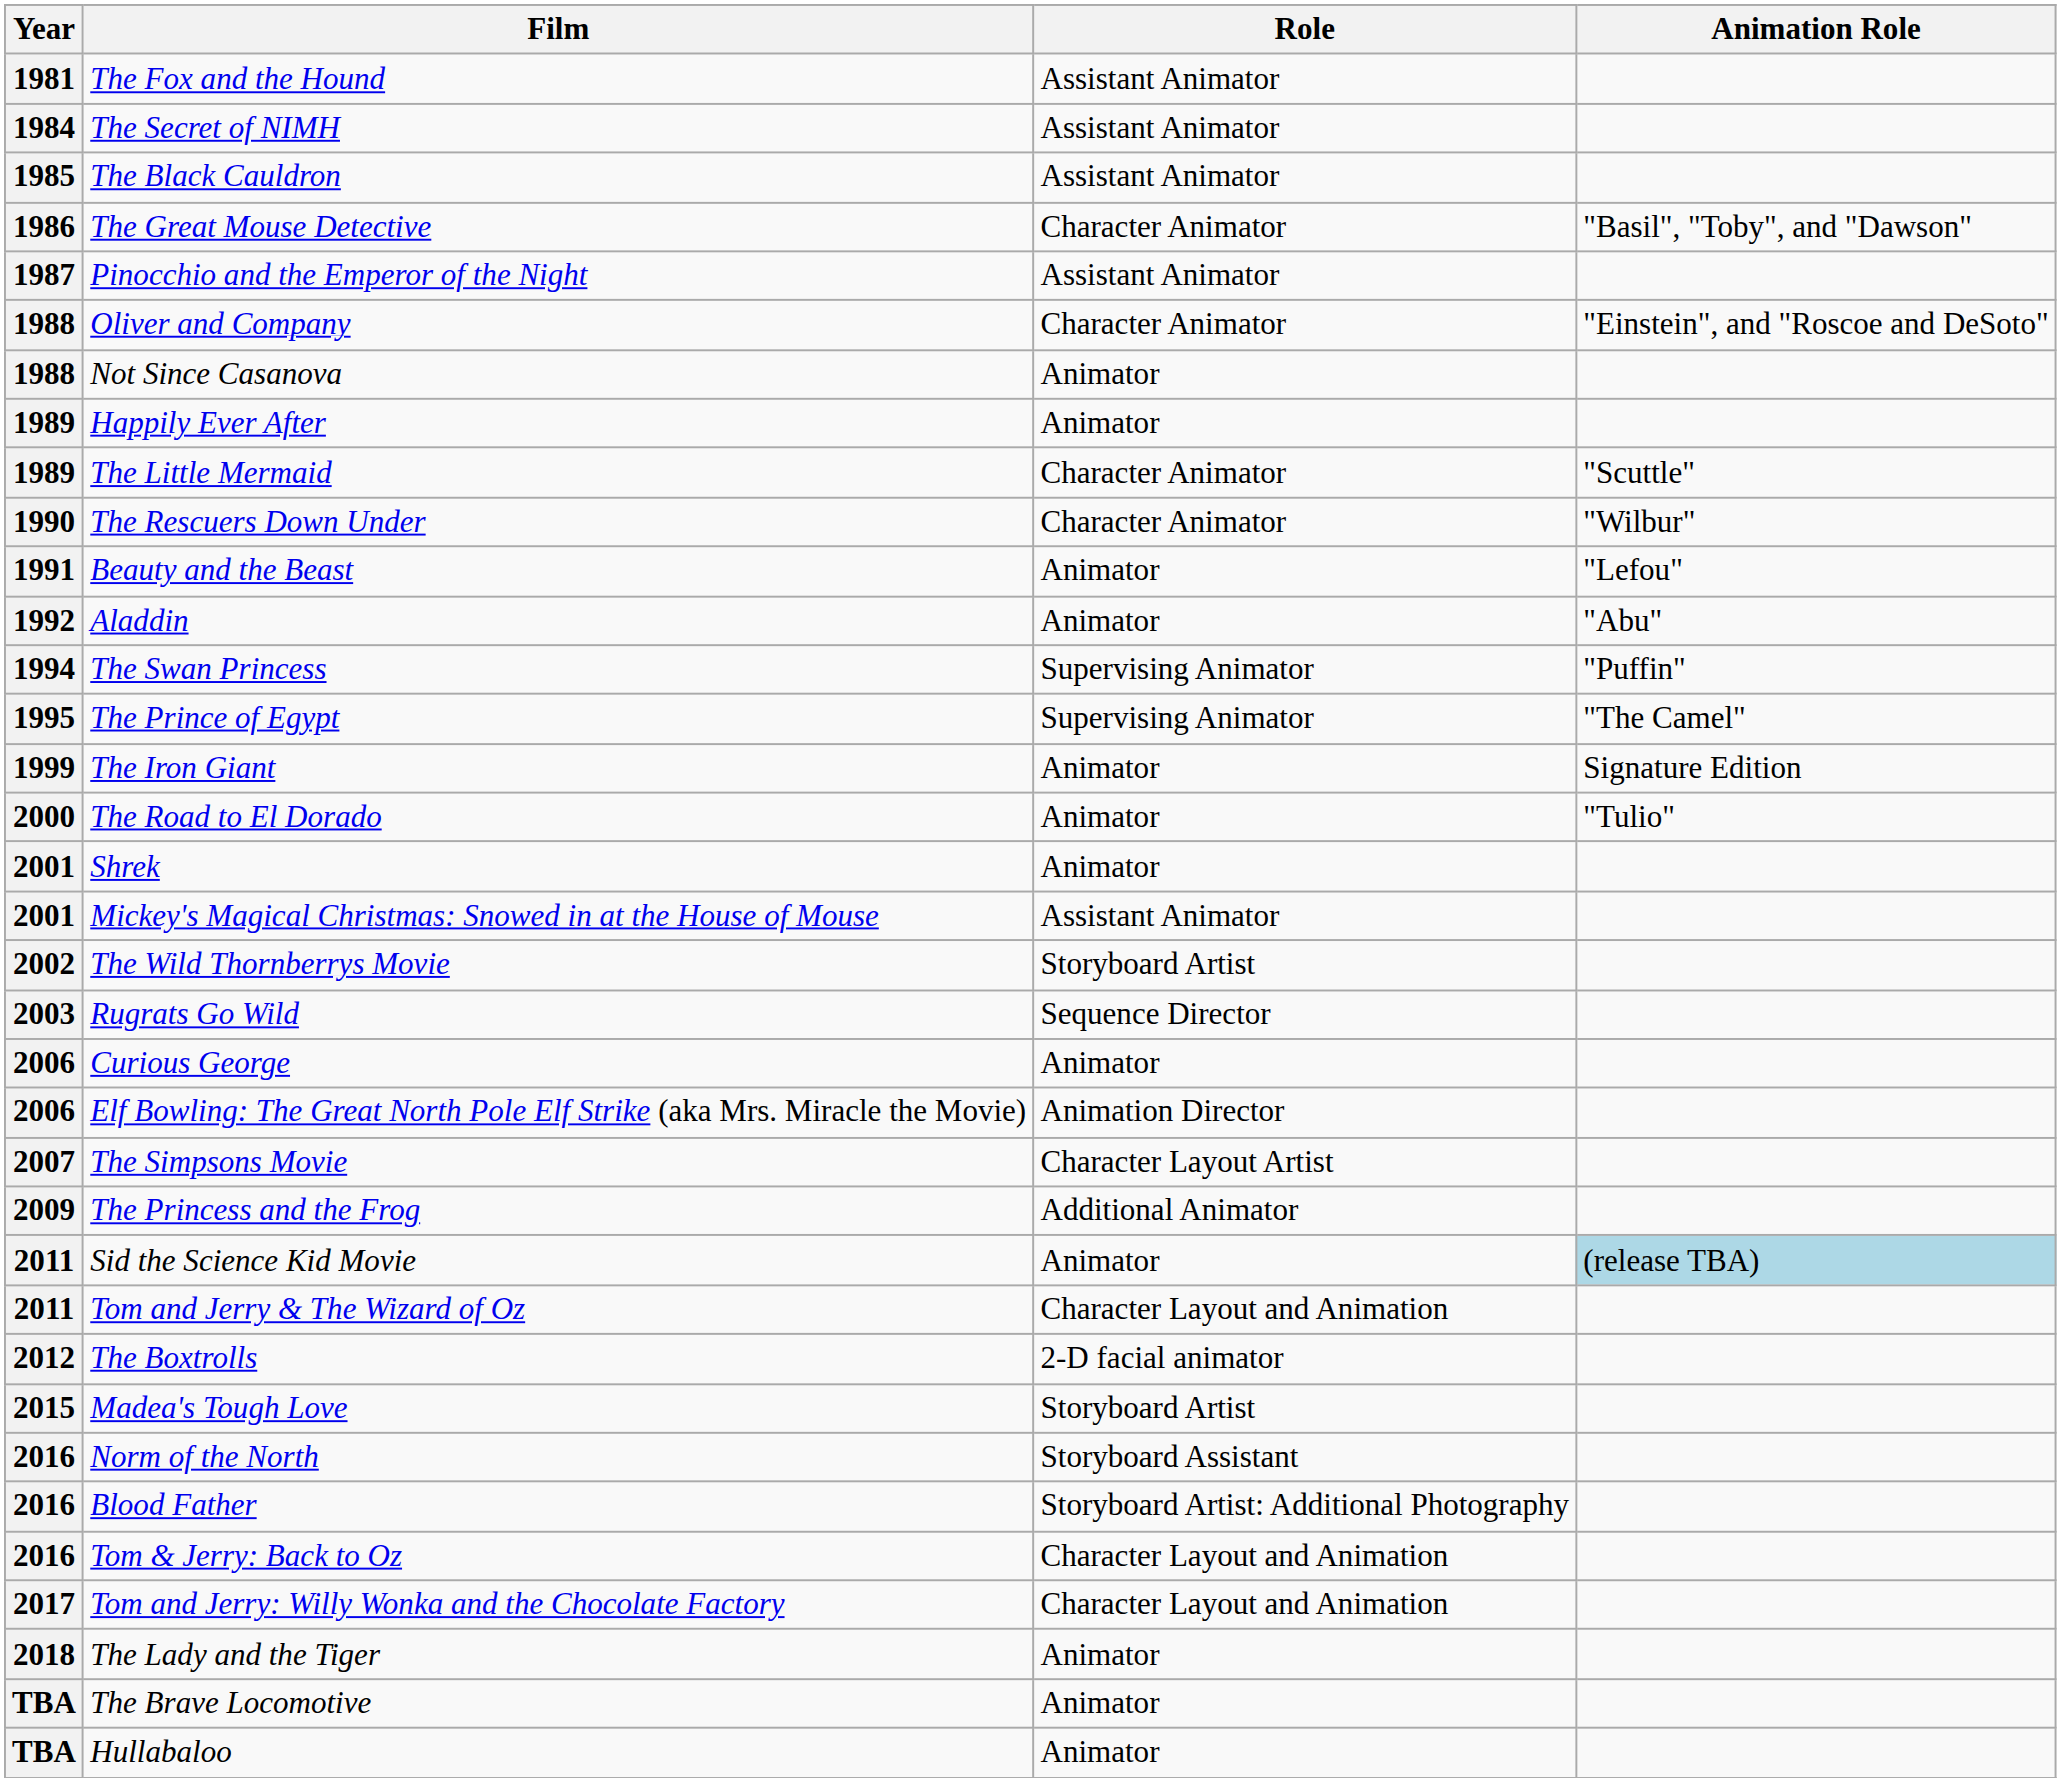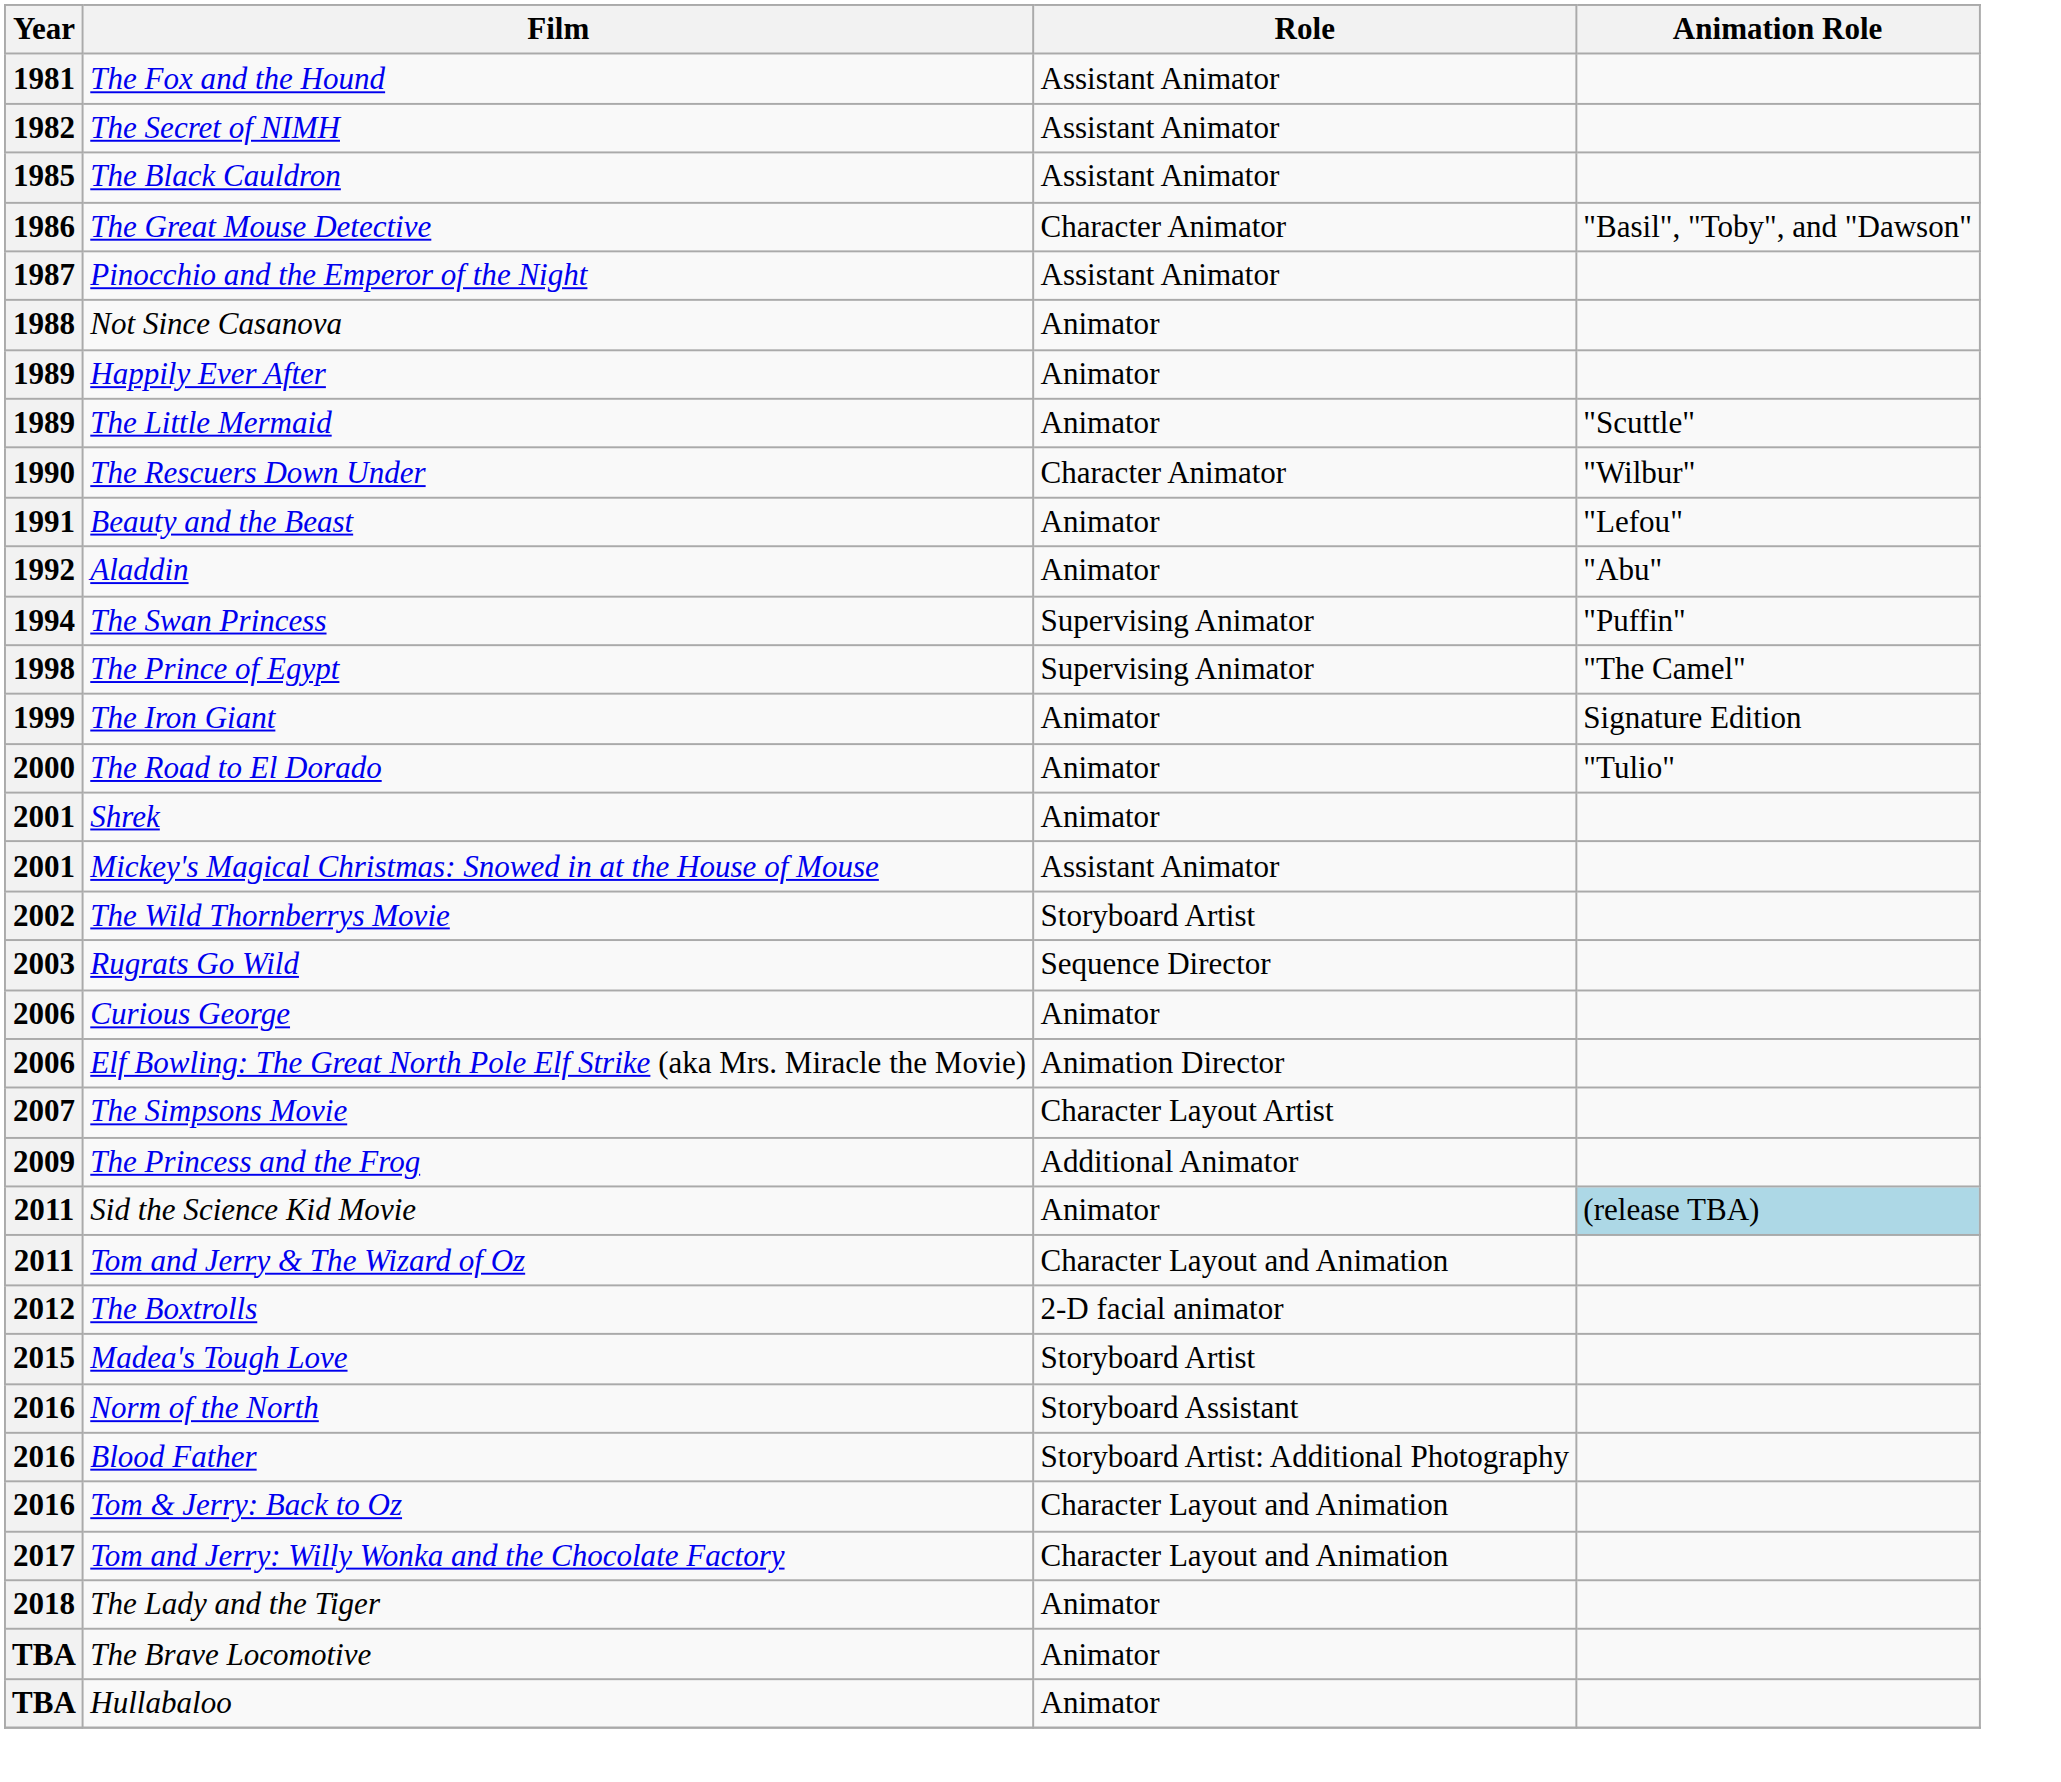(44, 127) 1984 -> (44, 127) 1982
- row: (220, 324)
(1163, 472) Character Animator -> (1100, 422) Animator
(44, 718) 1995 -> (44, 669) 1998
